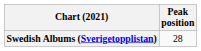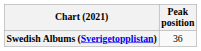(178, 38) 28 -> (178, 38) 36
